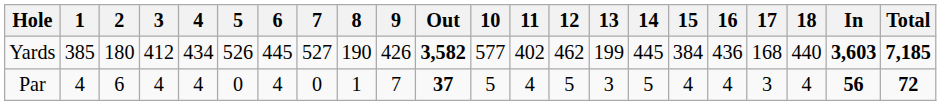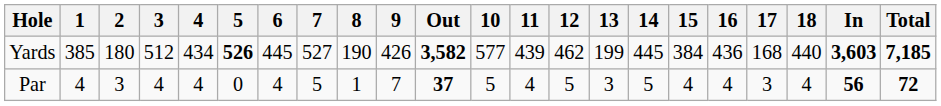(159, 52) 412 -> (159, 52) 512
(238, 52) normal -> (238, 52) bold
(530, 52) 402 -> (530, 52) 439
(119, 84) 6 -> (119, 84) 3
(317, 84) 0 -> (317, 84) 5
